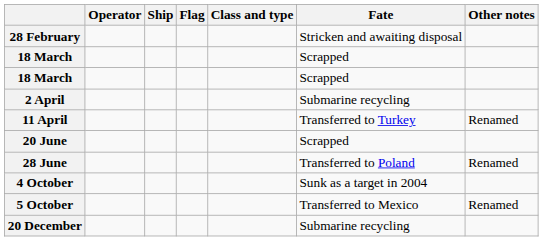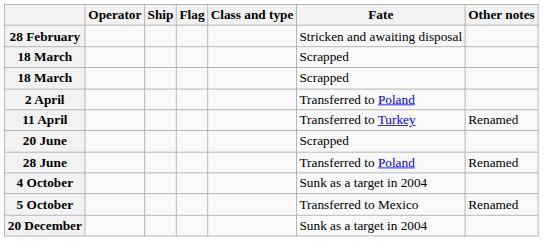(355, 99) Submarine recycling -> (357, 99) Transferred to Poland
(355, 225) Submarine recycling -> (363, 225) Sunk as a target in 2004
